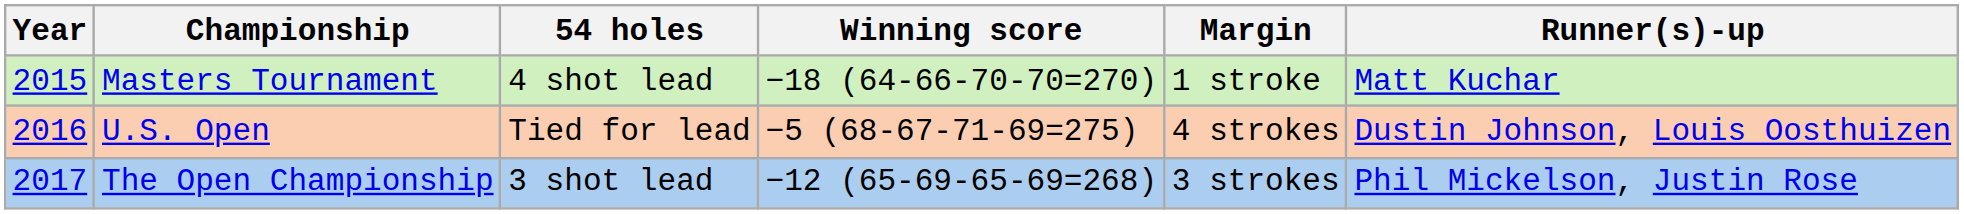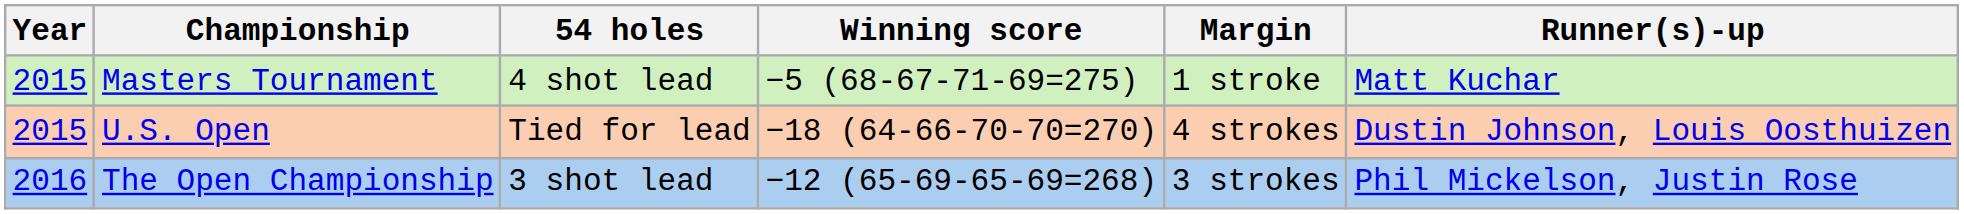(961, 81) −18 (64-66-70-70=270) -> (952, 81) −5 (68-67-71-69=275)
(50, 132) 2016 -> (50, 132) 2015
(952, 132) −5 (68-67-71-69=275) -> (961, 132) −18 (64-66-70-70=270)
(50, 182) 2017 -> (50, 182) 2016
